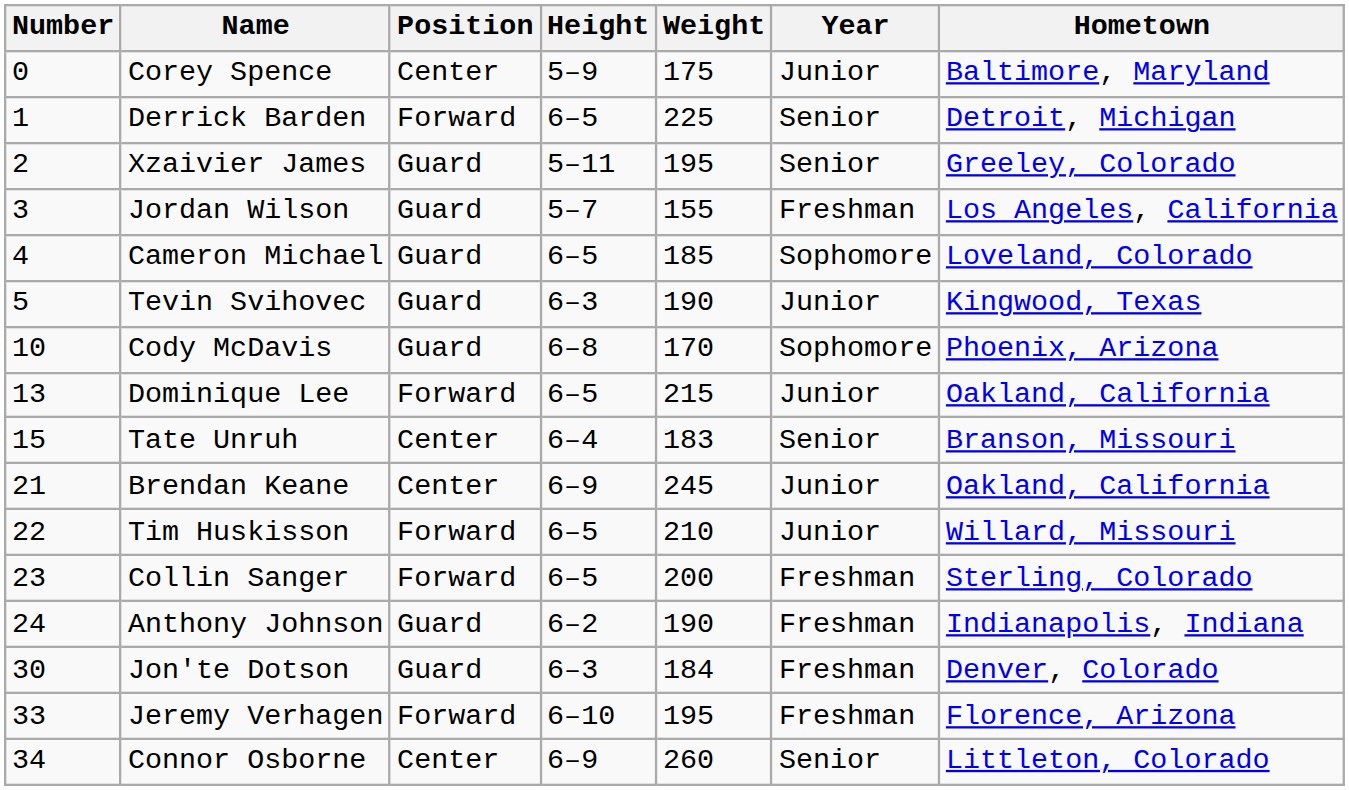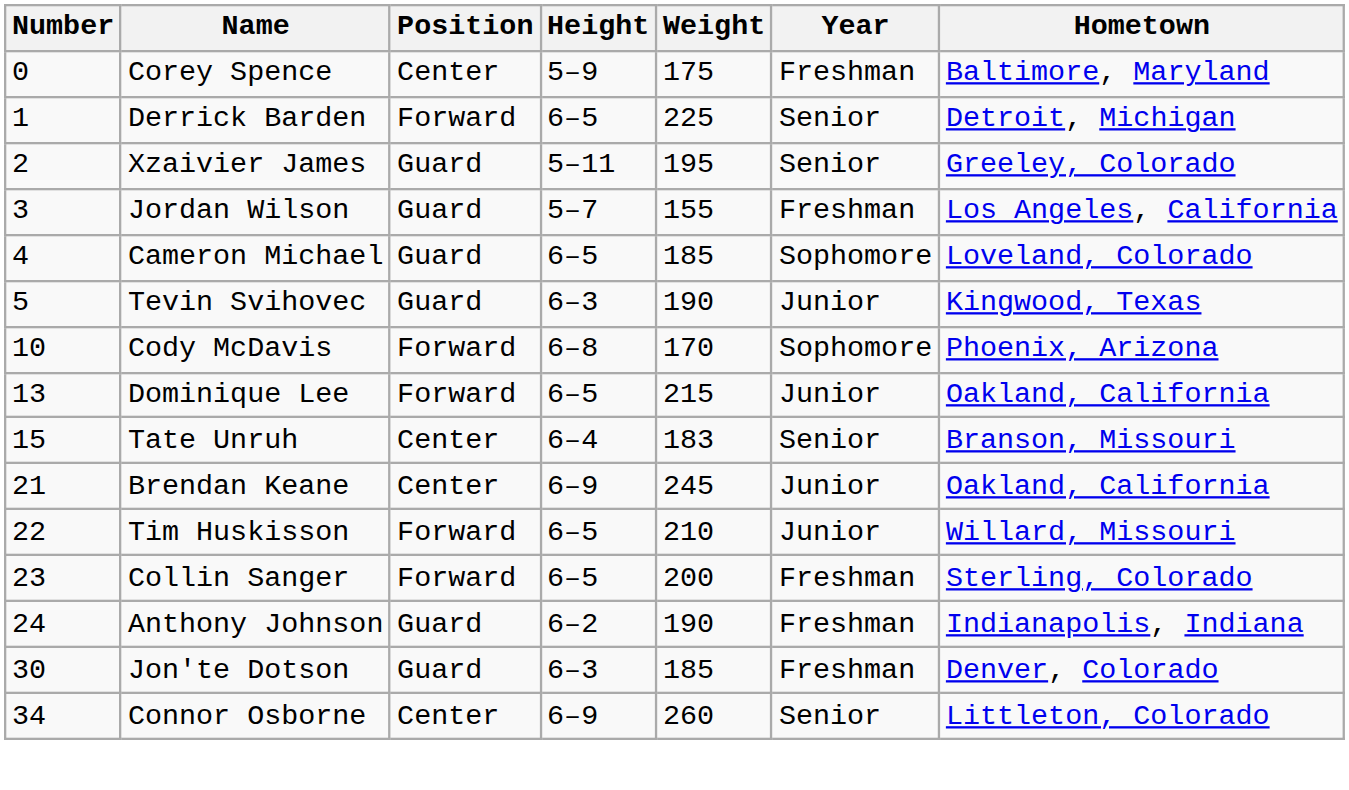(830, 74) Junior -> (847, 74) Freshman
(440, 349) Guard -> (457, 349) Forward
(689, 670) 184 -> (689, 670) 185
- row: (256, 716)
